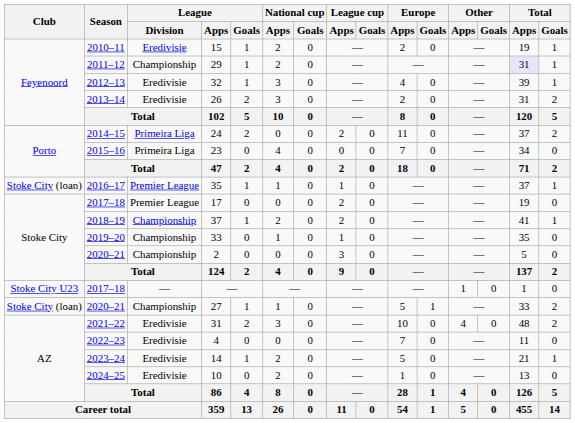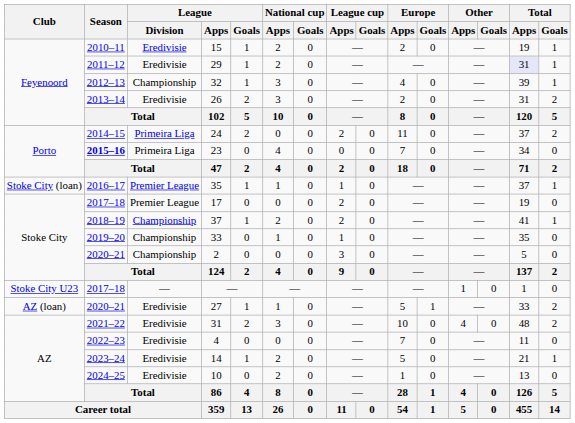(164, 64) Championship -> (164, 64) Eredivisie
(164, 82) Eredivisie -> (164, 82) Championship
(106, 151) normal -> (106, 151) bold
(44, 306) Stoke City (loan) -> (44, 306) AZ (loan)
(164, 306) Championship -> (164, 306) Eredivisie
